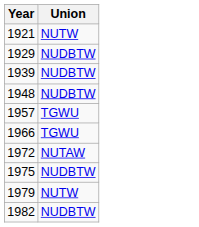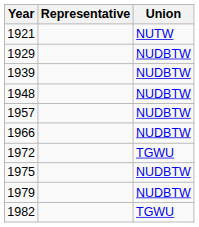+ column: (86, 14)
(60, 113) TGWU -> (163, 113) NUDBTW
(60, 133) TGWU -> (163, 133) NUDBTW
(63, 152) NUTAW -> (155, 152) TGWU
(59, 192) NUTW -> (163, 192) NUDBTW
(68, 212) NUDBTW -> (155, 212) TGWU
